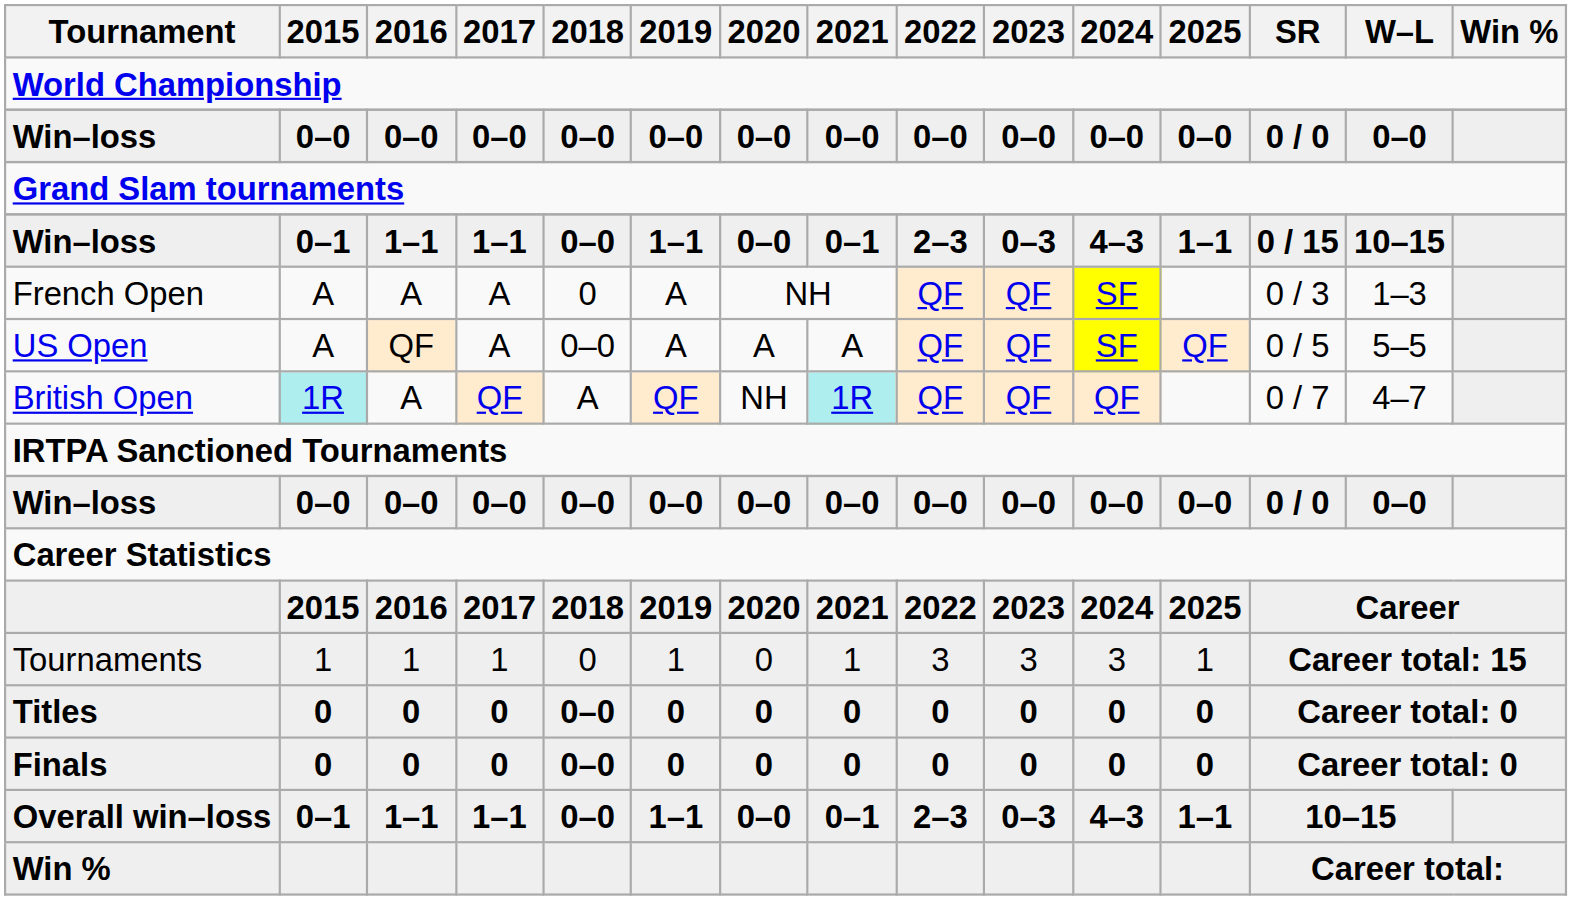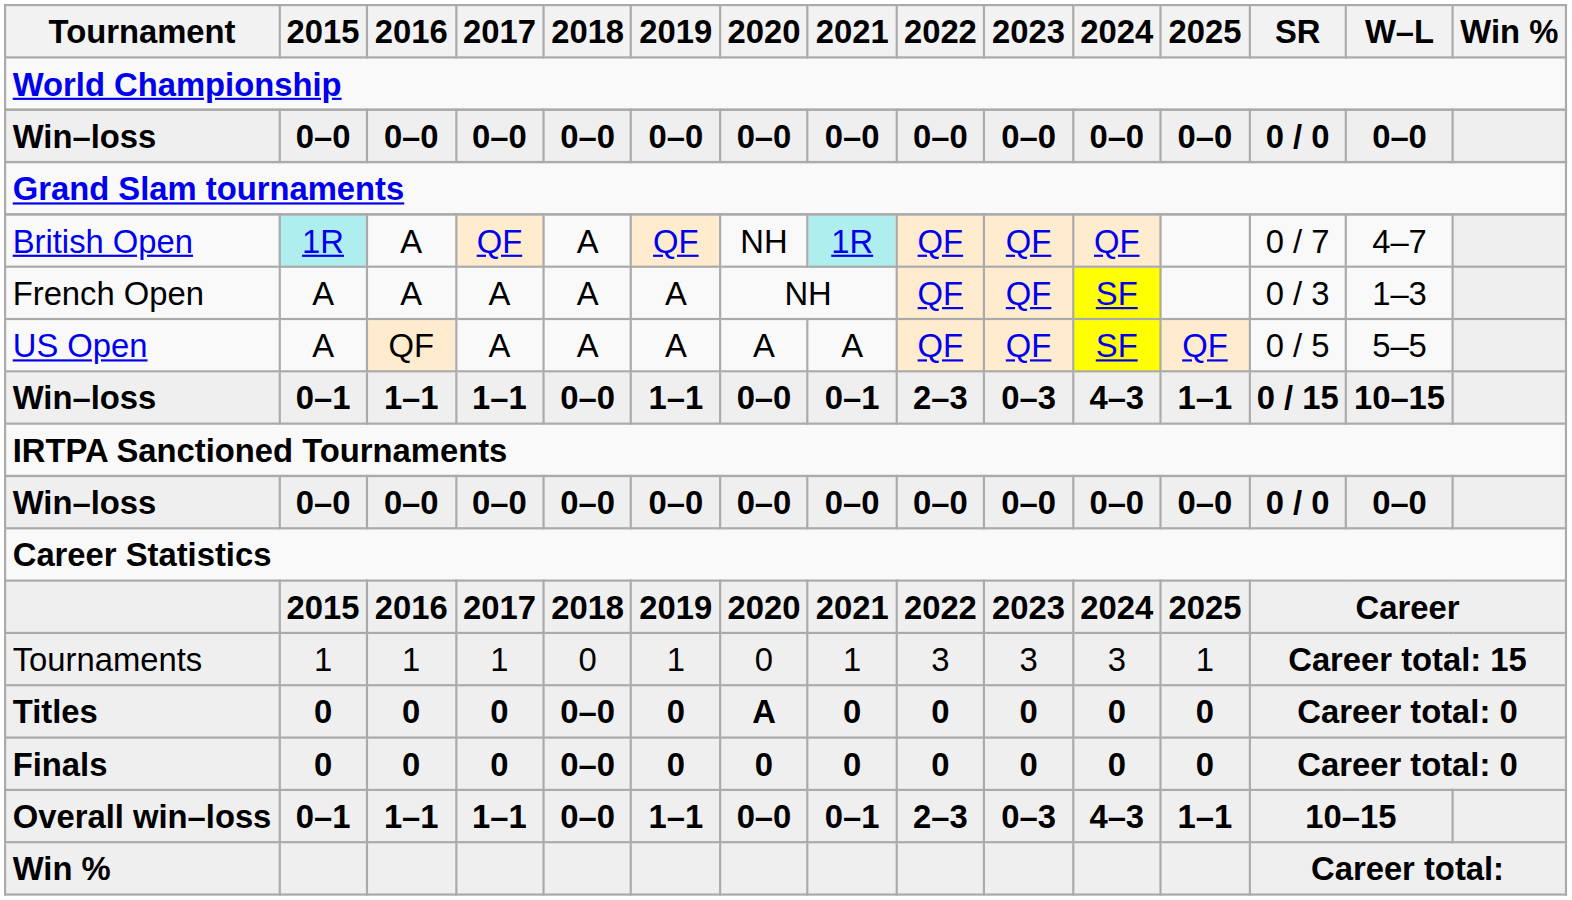rows swapped: (103, 398) <-> (85, 241)
(588, 293) 0 -> (588, 293) A
(588, 345) 0–0 -> (588, 345) A
(764, 711) 0 -> (764, 711) A
